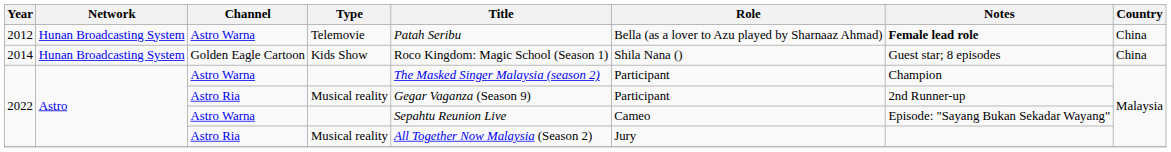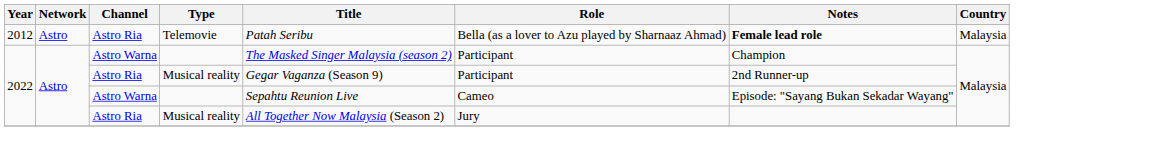(112, 34) Hunan Broadcasting System -> (53, 34) Astro
(223, 34) Astro Warna -> (117, 34) Astro Ria
(1131, 34) China -> (983, 34) Malaysia
- row: (20, 55)
